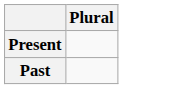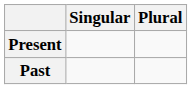+ column: (100, 17)
